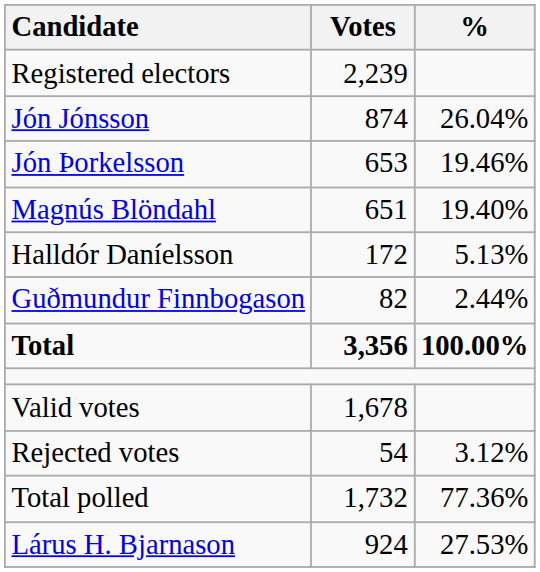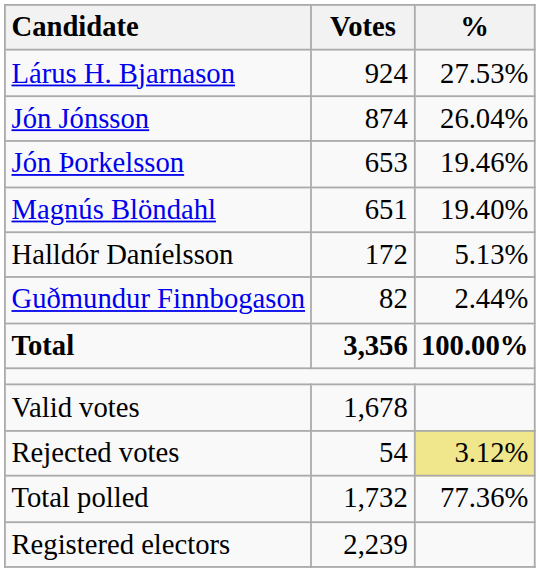rows swapped: (123, 543) <-> (121, 72)
(491, 452) no background -> (491, 452) khaki background
